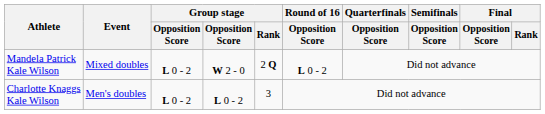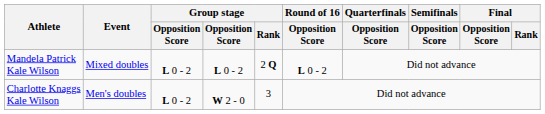(228, 71) W 2 - 0 -> (228, 71) L 0 - 2
(228, 101) L 0 - 2 -> (228, 101) W 2 - 0
